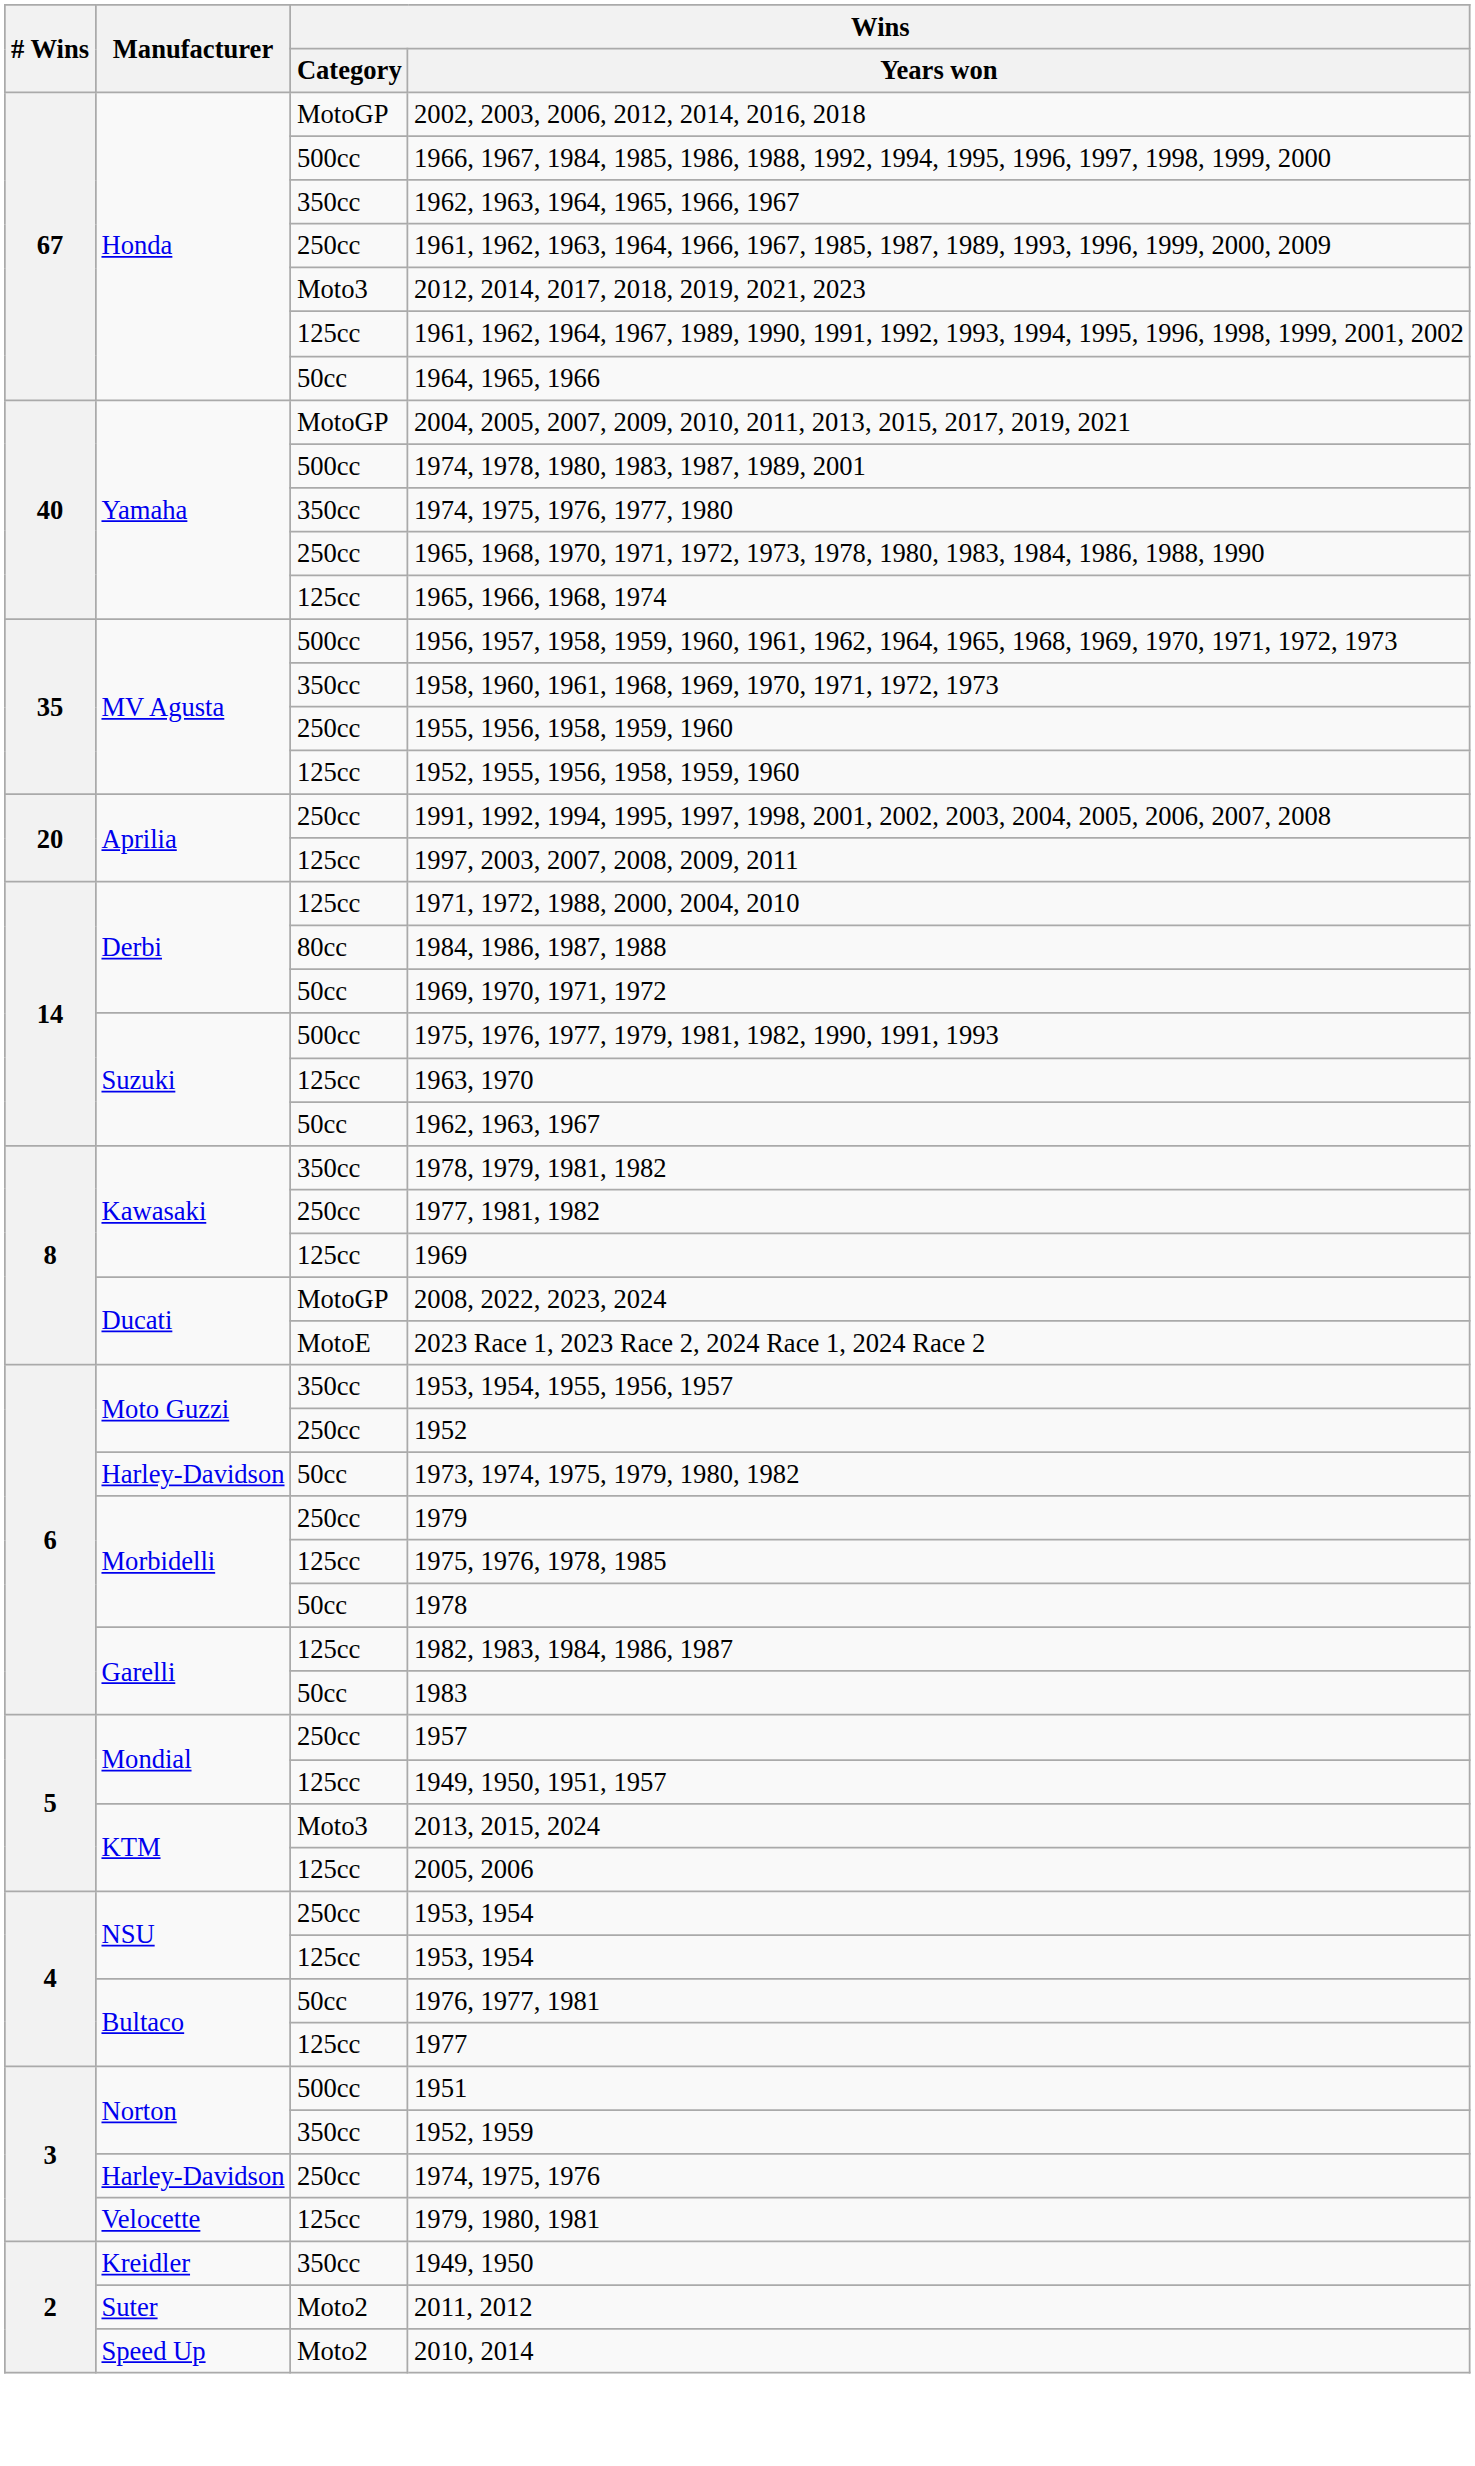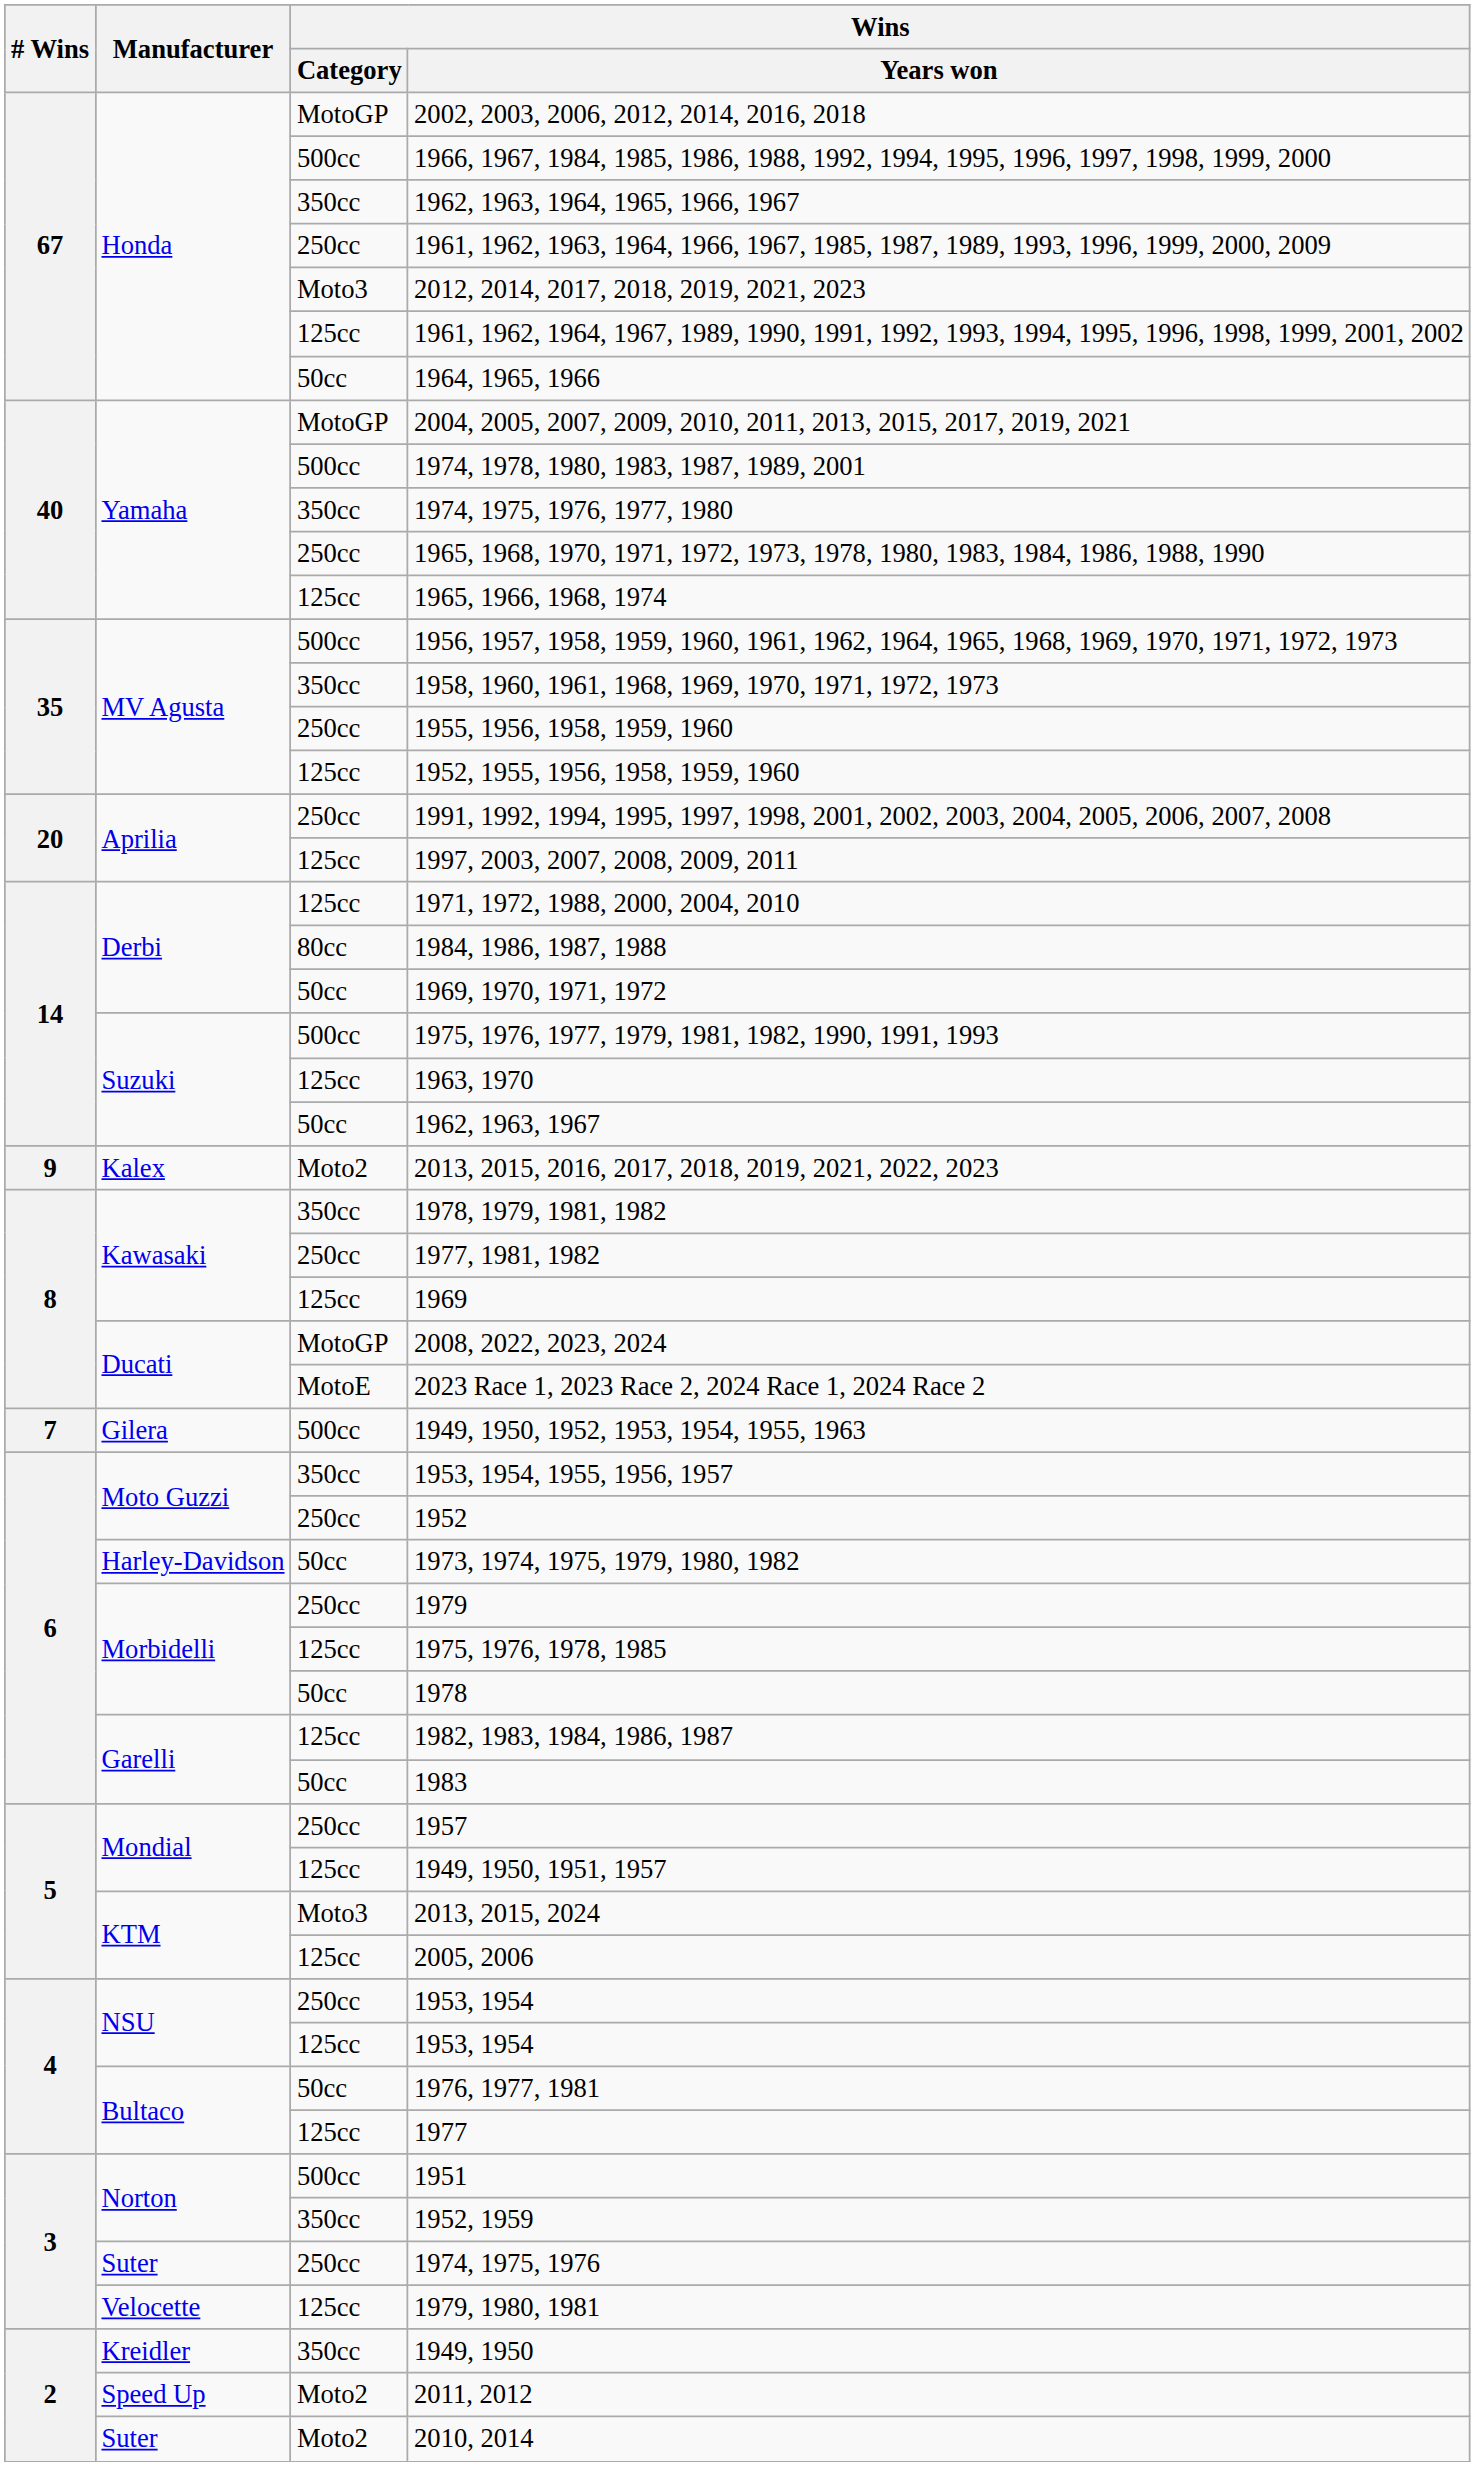+ row: (332, 1166)
+ row: (329, 1430)
(193, 2175) Harley-Davidson -> (130, 2263) Suter
(130, 2307) Suter -> (154, 2395) Speed Up
(154, 2351) Speed Up -> (130, 2438) Suter
